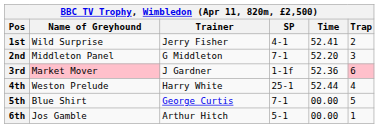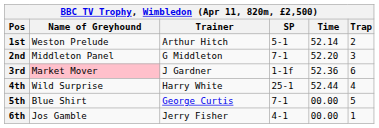(67, 41) Wild Surprise -> (70, 41) Weston Prelude
(195, 41) Jerry Fisher -> (195, 41) Arthur Hitch
(280, 41) 4-1 -> (280, 41) 5-1
(325, 41) 52.41 -> (325, 41) 52.14
(353, 71) pink background -> (353, 71) no background
(70, 86) Weston Prelude -> (67, 86) Wild Surprise
(195, 116) Arthur Hitch -> (195, 116) Jerry Fisher
(280, 116) 5-1 -> (280, 116) 4-1
